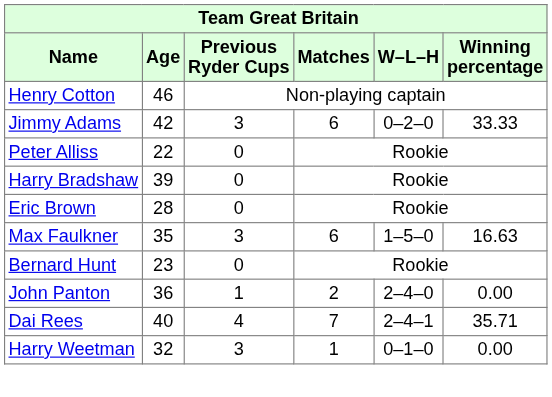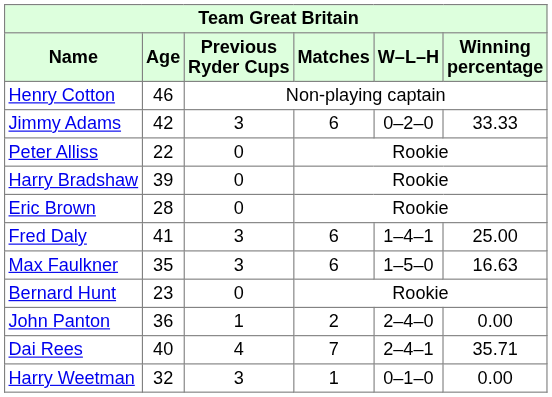+ row: (48, 236)
